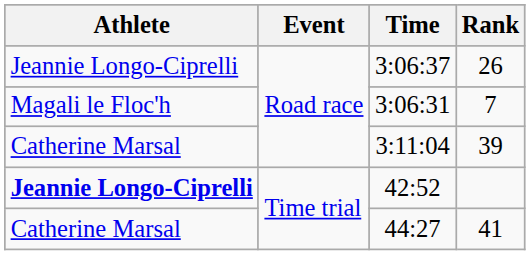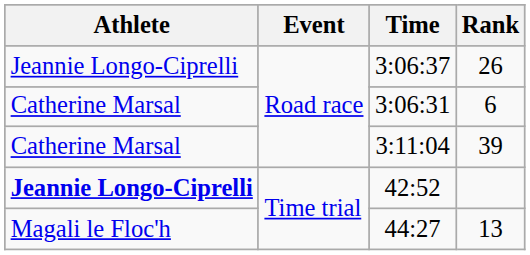(91, 106) Magali le Floc'h -> (96, 106) Catherine Marsal
(491, 106) 7 -> (491, 106) 6
(96, 228) Catherine Marsal -> (91, 228) Magali le Floc'h
(491, 228) 41 -> (491, 228) 13
